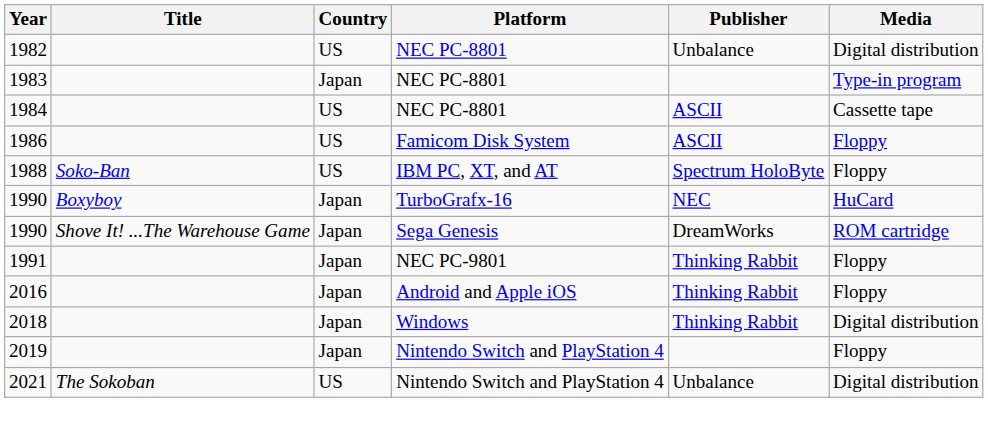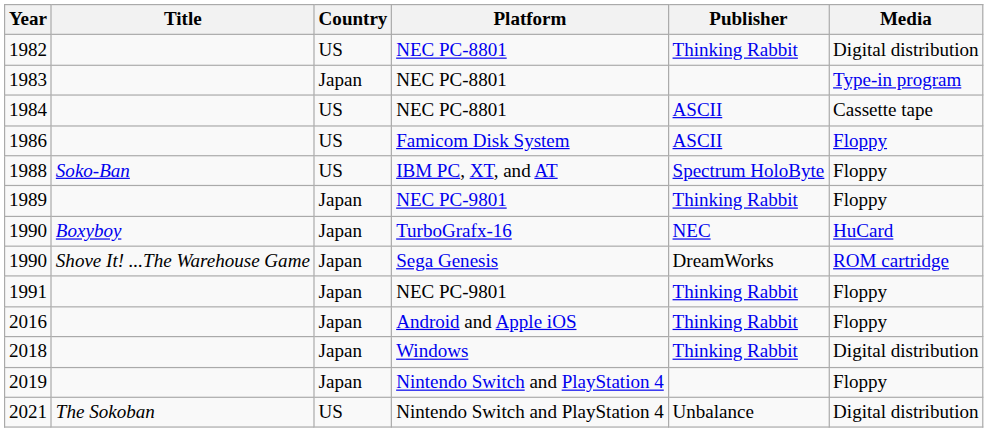(713, 49) Unbalance -> (735, 49) Thinking Rabbit
+ row: (28, 200)
